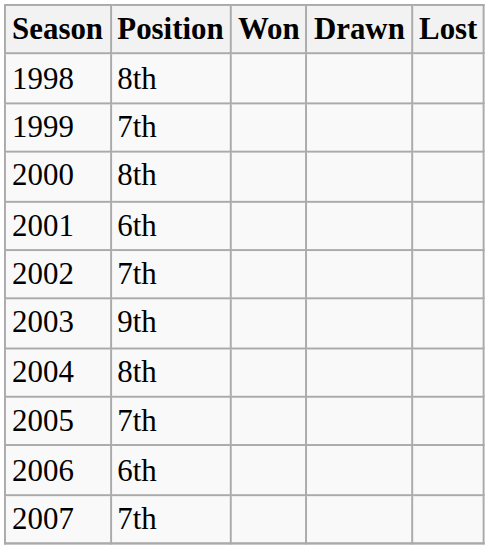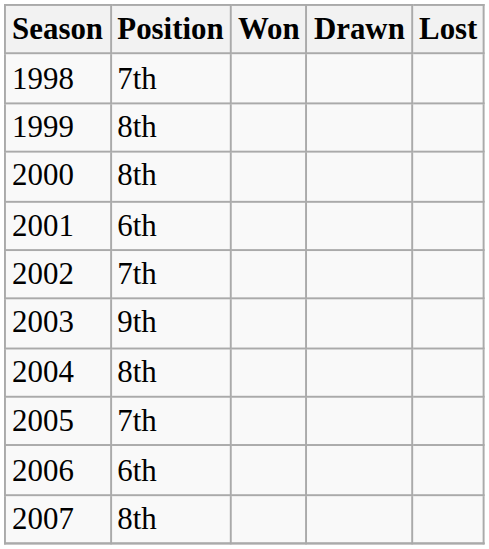(137, 77) 8th -> (137, 77) 7th
(137, 126) 7th -> (137, 126) 8th
(137, 518) 7th -> (137, 518) 8th
